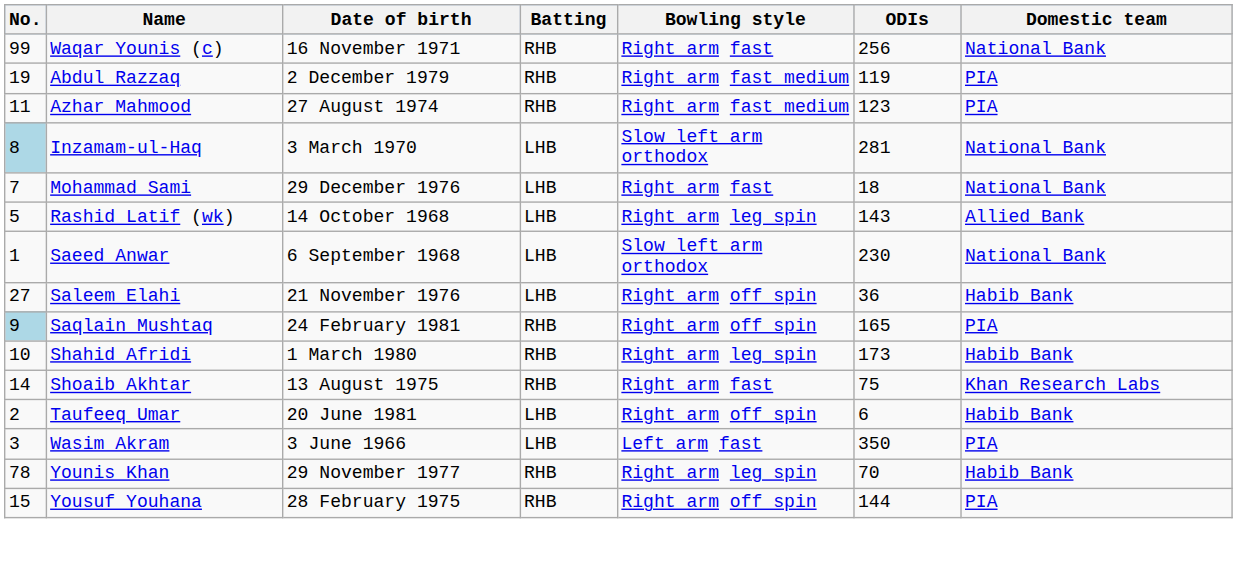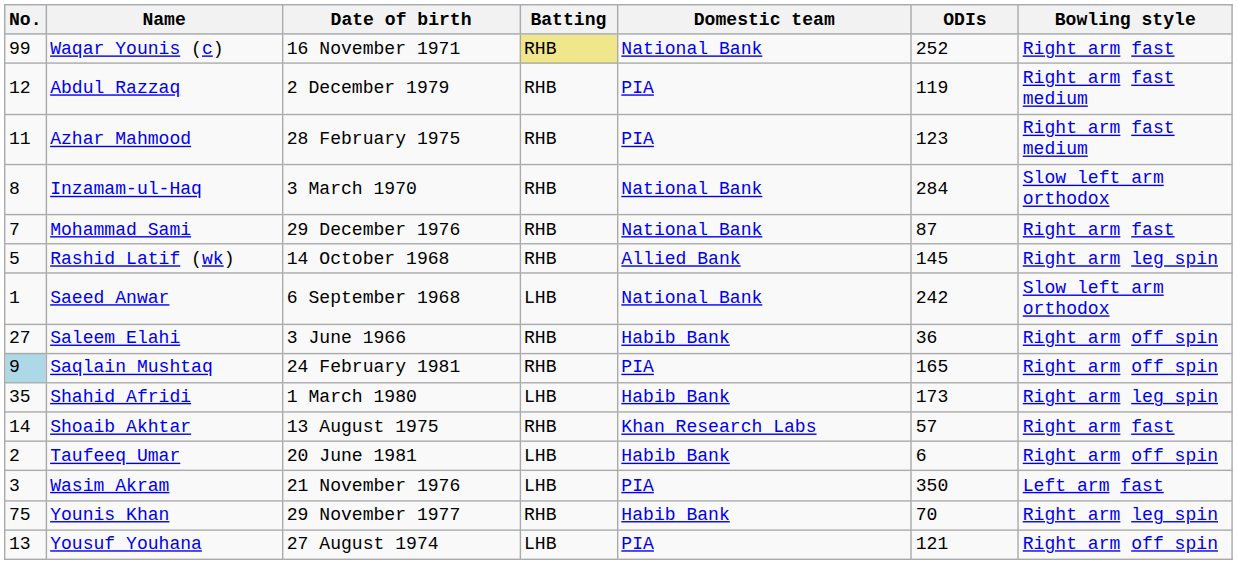columns swapped: (735, 19) <-> (1096, 19)
(540, 49) no background -> (540, 49) khaki background
(874, 49) 256 -> (932, 49) 252
(20, 78) 19 -> (20, 89) 12
(363, 108) 27 August 1974 -> (374, 139) 28 February 1975
(14, 148) lightblue background -> (14, 189) no background
(540, 148) LHB -> (540, 189) RHB
(874, 148) 281 -> (932, 189) 284
(540, 188) LHB -> (540, 229) RHB
(869, 188) 18 -> (927, 229) 87
(540, 217) LHB -> (540, 259) RHB
(874, 217) 143 -> (932, 259) 145
(874, 257) 230 -> (932, 299) 242
(374, 297) 21 November 1976 -> (346, 338) 3 June 1966
(540, 297) LHB -> (540, 338) RHB
(20, 356) 10 -> (20, 397) 35
(540, 356) RHB -> (540, 397) LHB
(869, 385) 75 -> (927, 427) 57
(346, 444) 3 June 1966 -> (374, 486) 21 November 1976
(20, 473) 78 -> (20, 515) 75
(20, 503) 15 -> (20, 545) 13
(374, 503) 28 February 1975 -> (363, 545) 27 August 1974
(540, 503) RHB -> (540, 545) LHB
(874, 503) 144 -> (932, 545) 121
